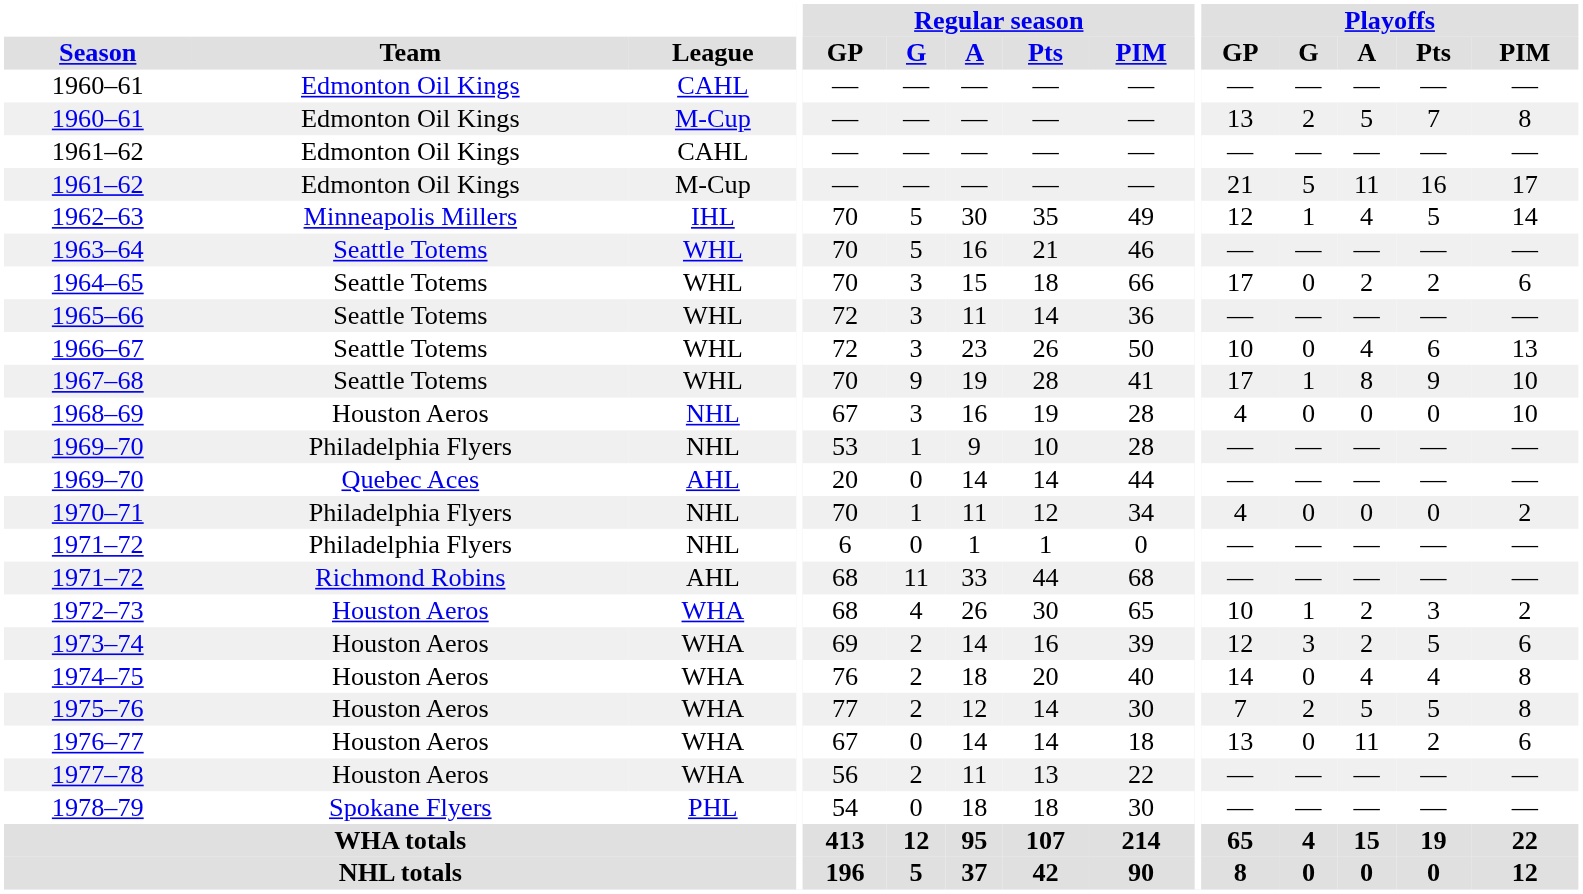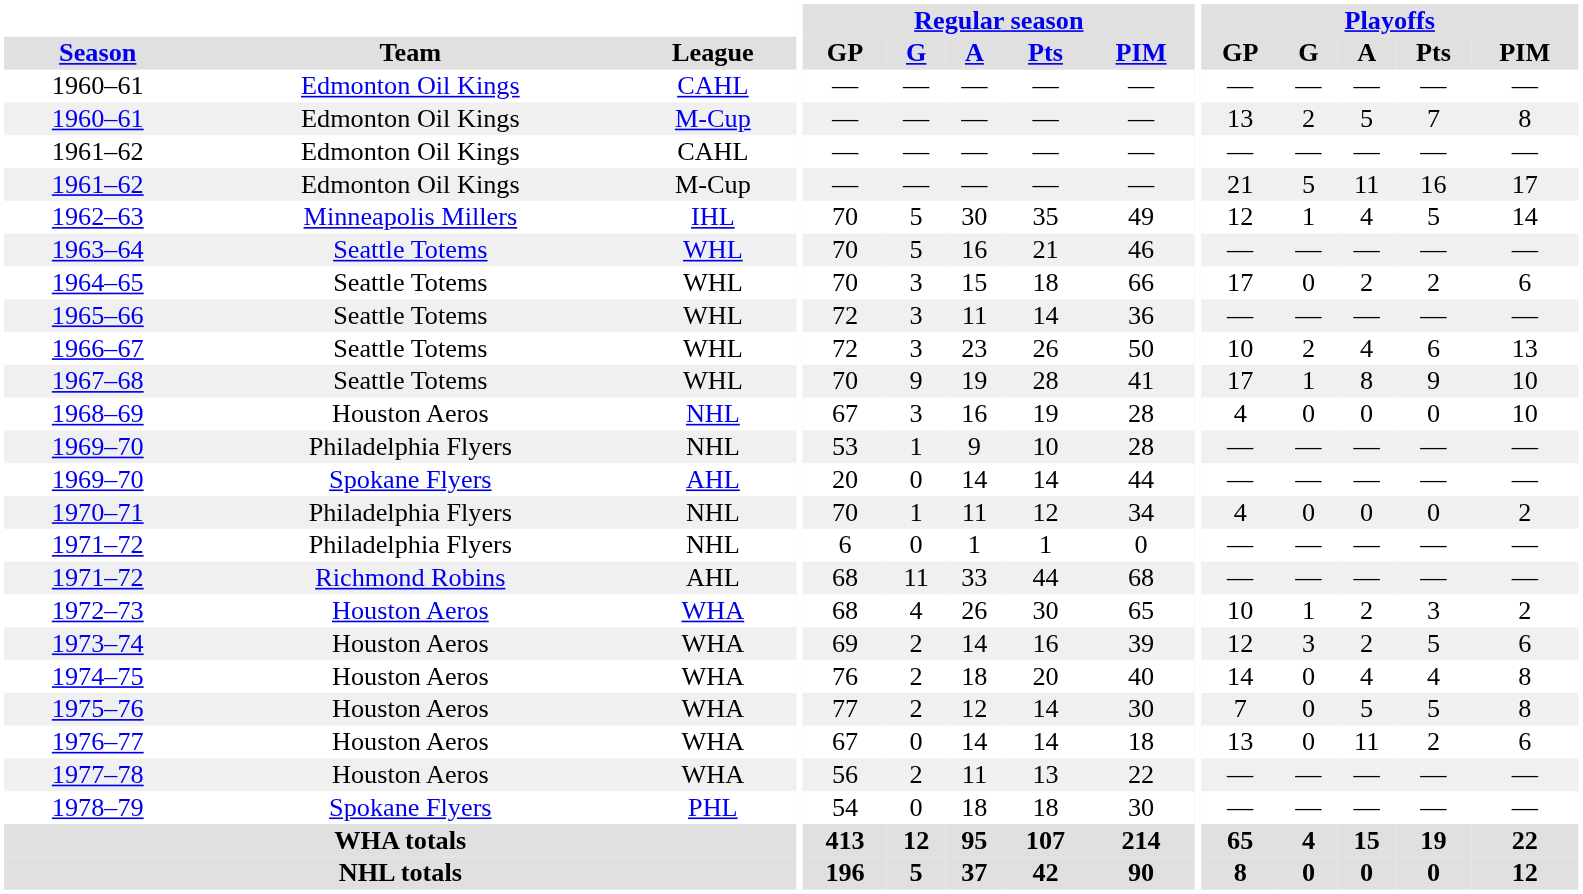(1308, 348) 0 -> (1308, 348) 2
(410, 479) Quebec Aces -> (410, 479) Spokane Flyers
(1308, 708) 2 -> (1308, 708) 0
